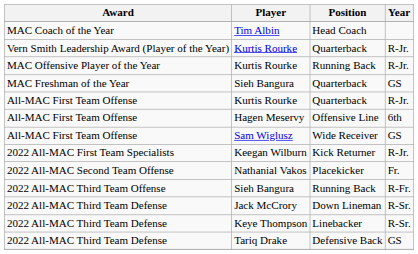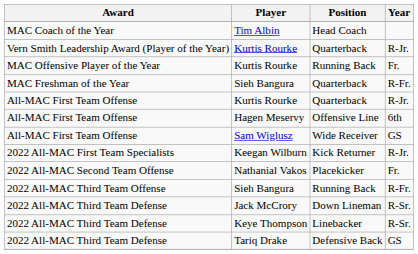(398, 65) R-Jr. -> (394, 65) Fr.
(395, 83) GS -> (399, 83) R-Fr.
